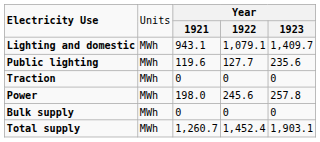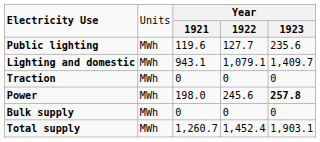rows swapped: (71, 46) <-> (53, 62)
(286, 95) normal -> (286, 95) bold
